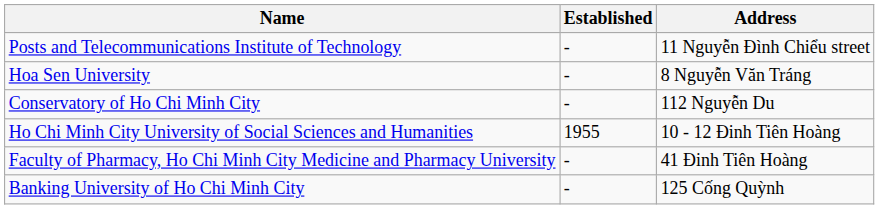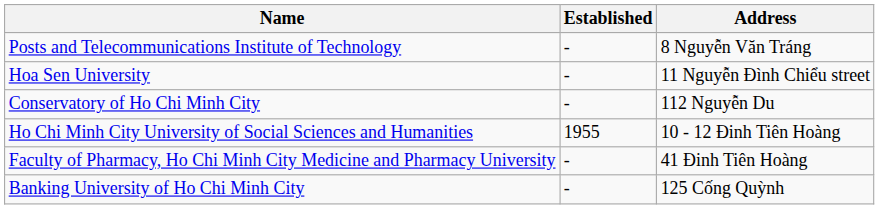(765, 47) 11 Nguyễn Đình Chiểu street -> (736, 47) 8 Nguyễn Văn Tráng
(736, 75) 8 Nguyễn Văn Tráng -> (765, 75) 11 Nguyễn Đình Chiểu street
